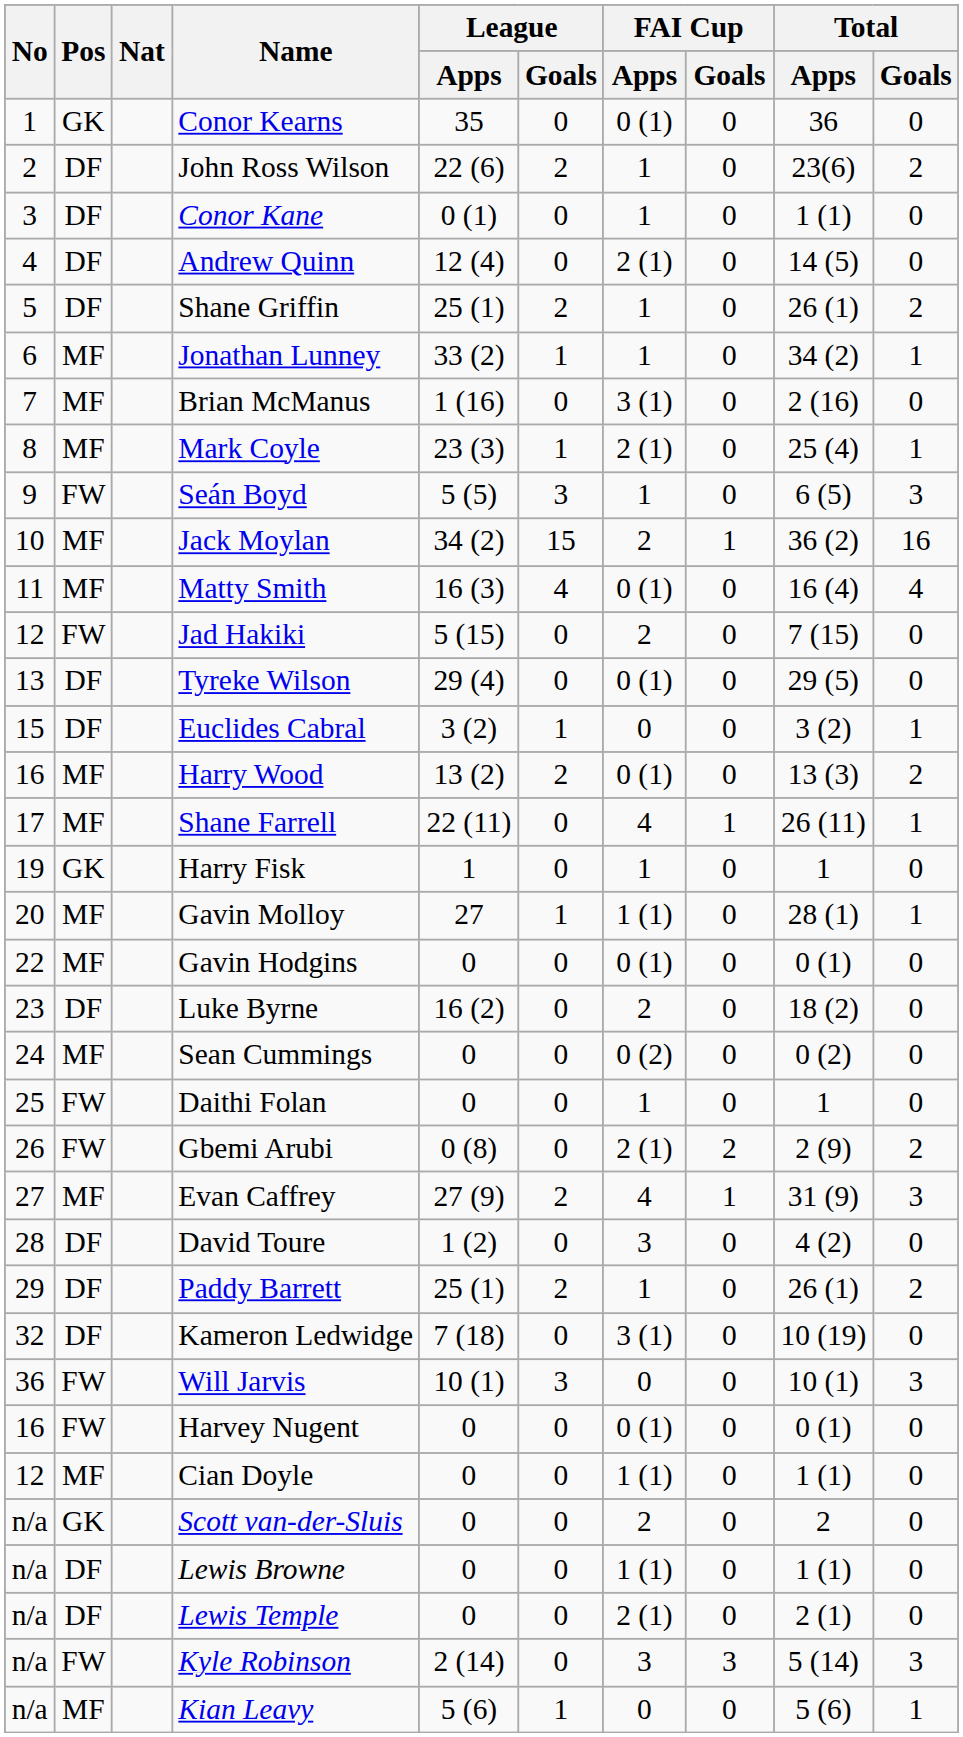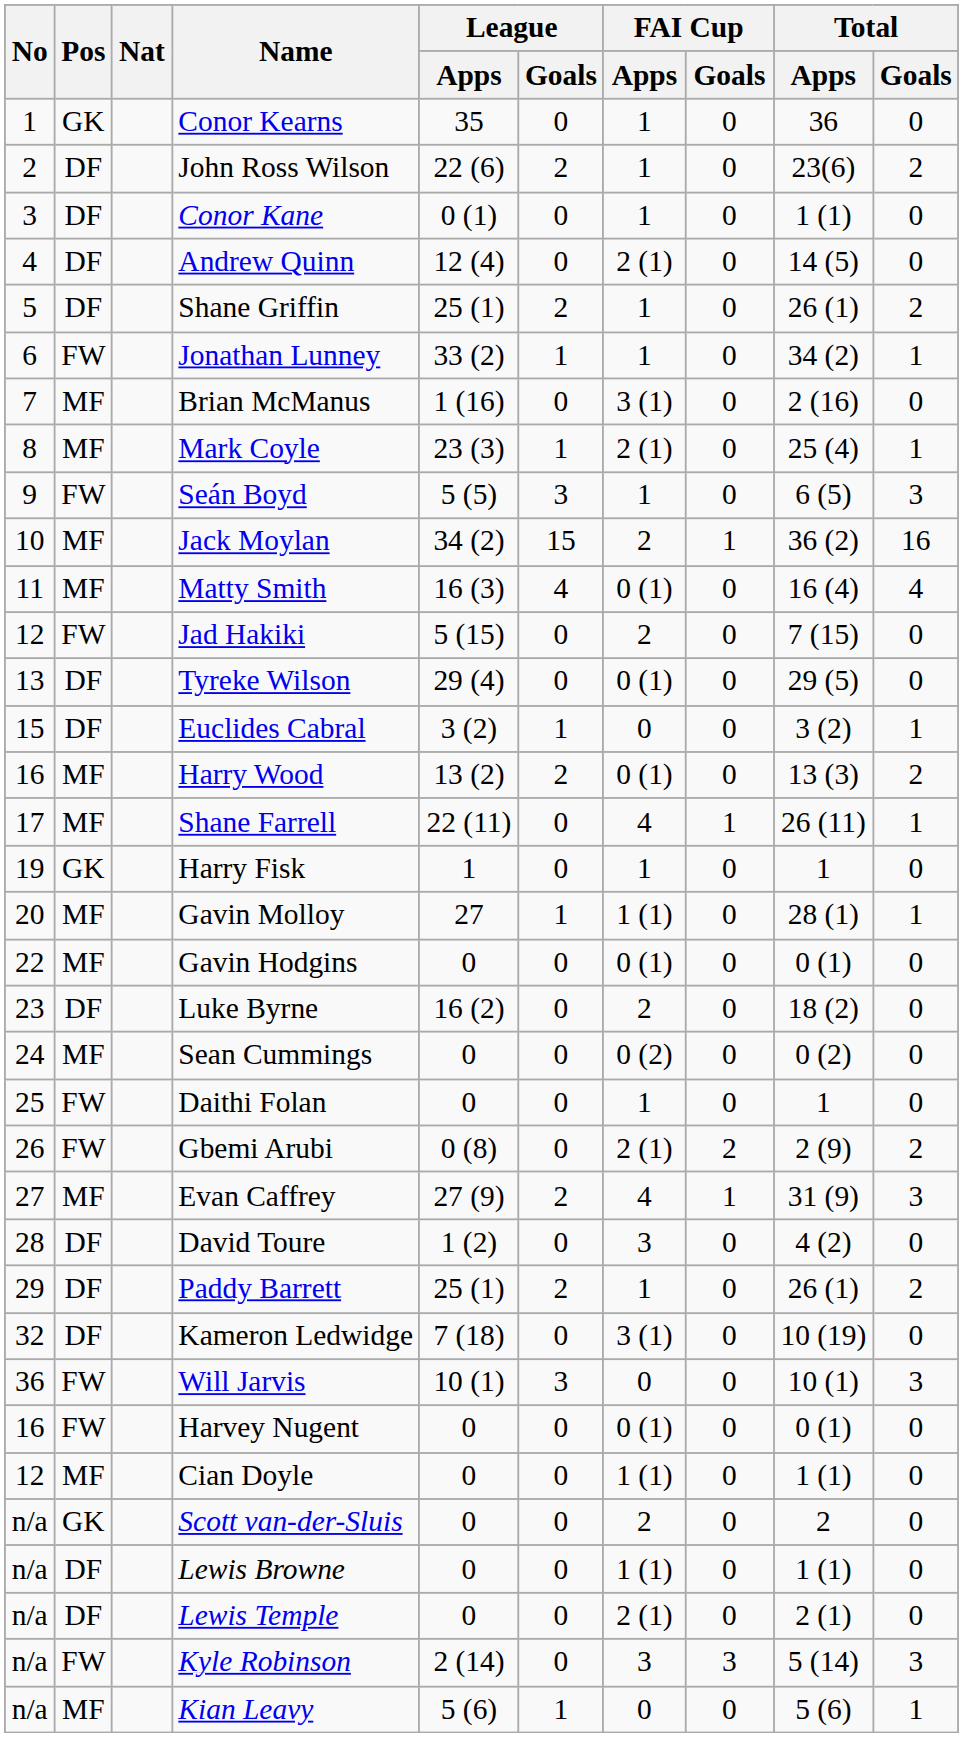(644, 121) 0 (1) -> (644, 121) 1
(83, 354) MF -> (83, 354) FW
